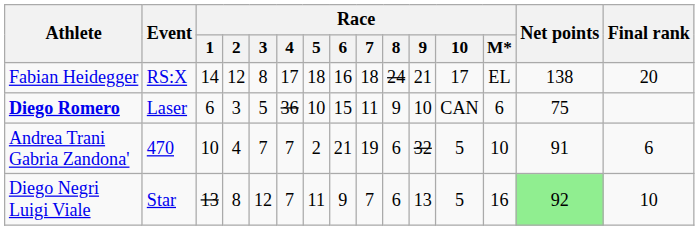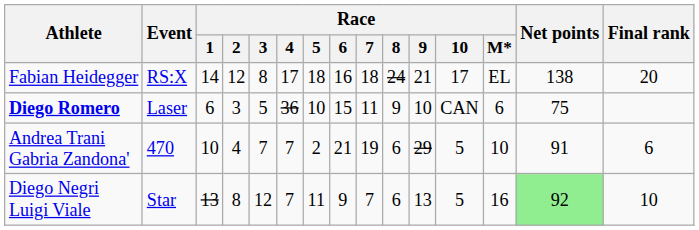(423, 148) 32 -> (423, 148) 29
